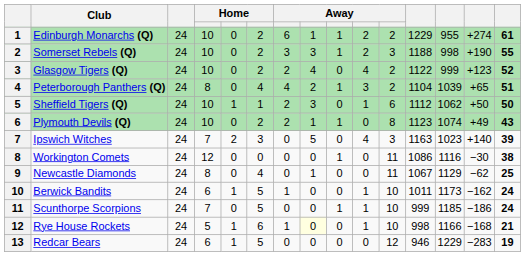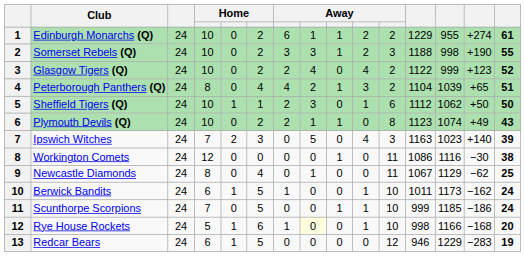(507, 226) 21 -> (507, 226) 20
